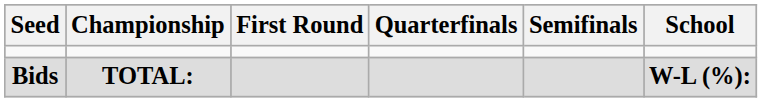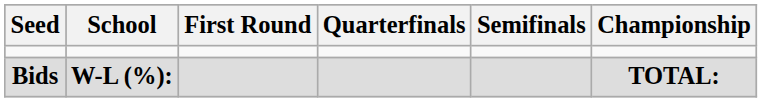columns swapped: (700, 25) <-> (148, 25)
